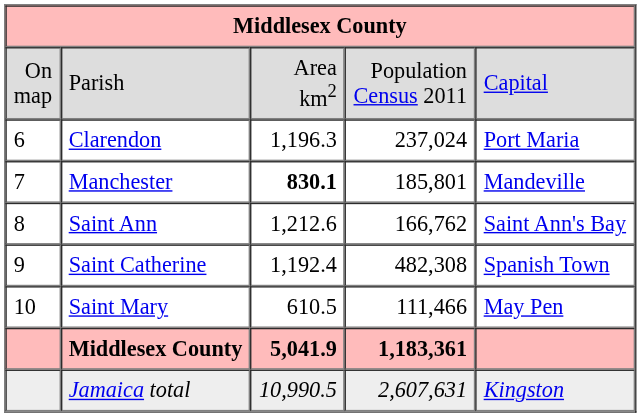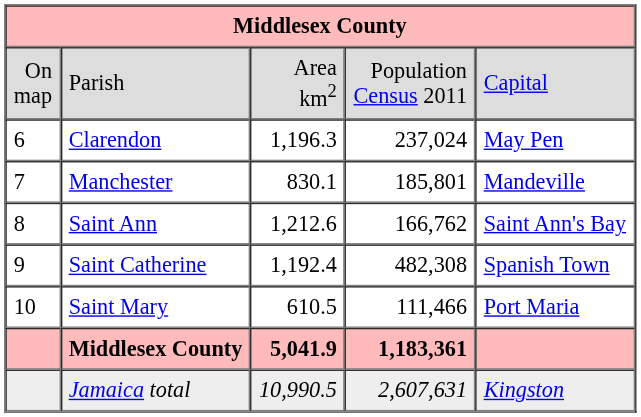(532, 140) Port Maria -> (524, 140) May Pen
(312, 182) bold -> (312, 182) normal
(524, 307) May Pen -> (532, 307) Port Maria
